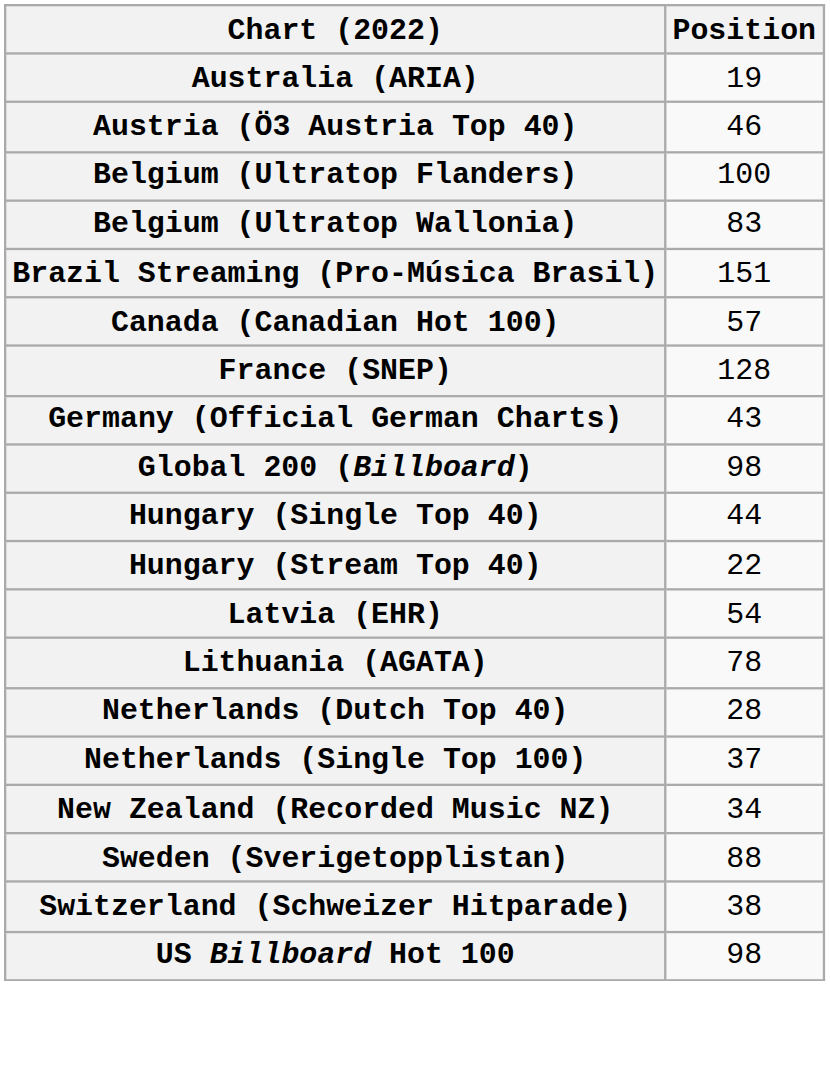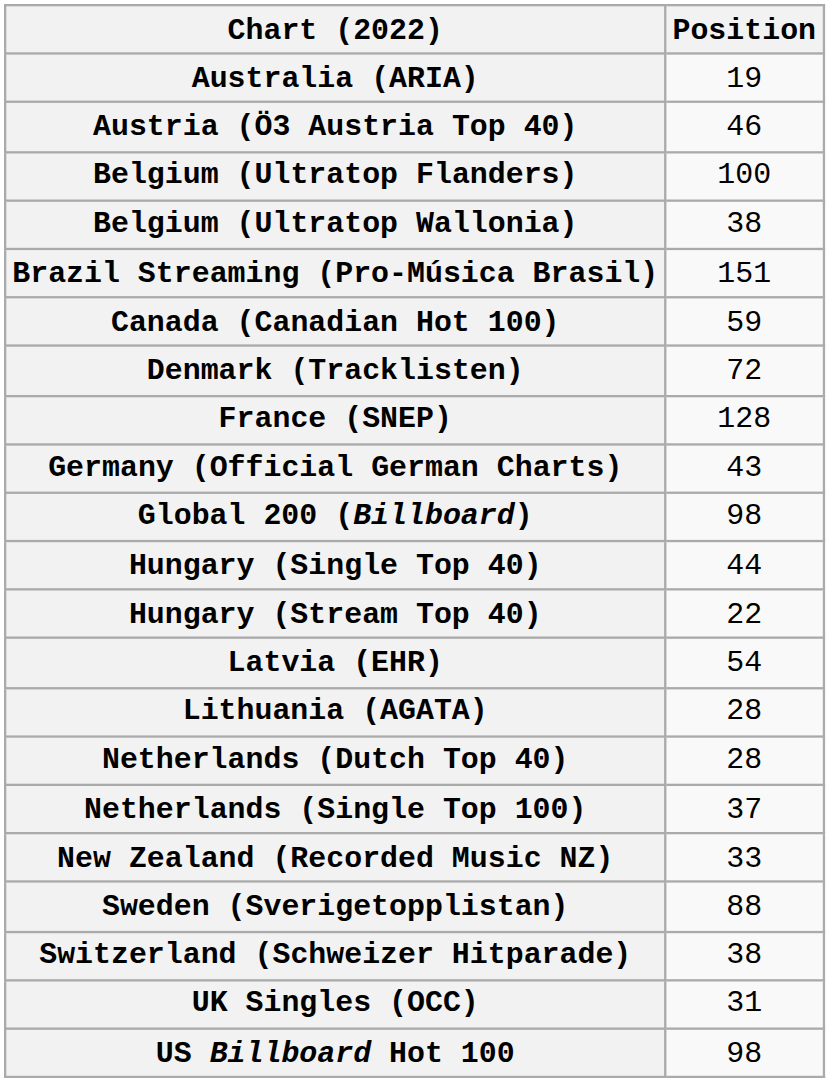(744, 224) 83 -> (744, 224) 38
(744, 322) 57 -> (744, 322) 59
+ row: (335, 371)
(744, 663) 78 -> (744, 712) 28
(744, 809) 34 -> (744, 858) 33
+ row: (335, 1004)
